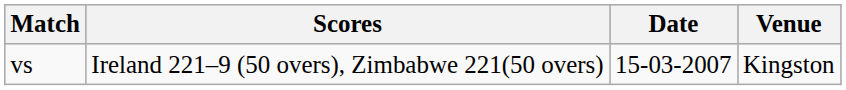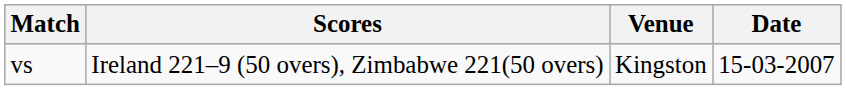columns swapped: (789, 24) <-> (673, 24)
